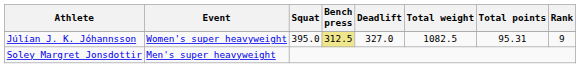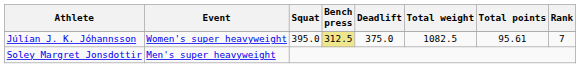(379, 39) 327.0 -> (379, 39) 375.0
(512, 39) 95.31 -> (512, 39) 95.61
(562, 39) 9 -> (562, 39) 7
